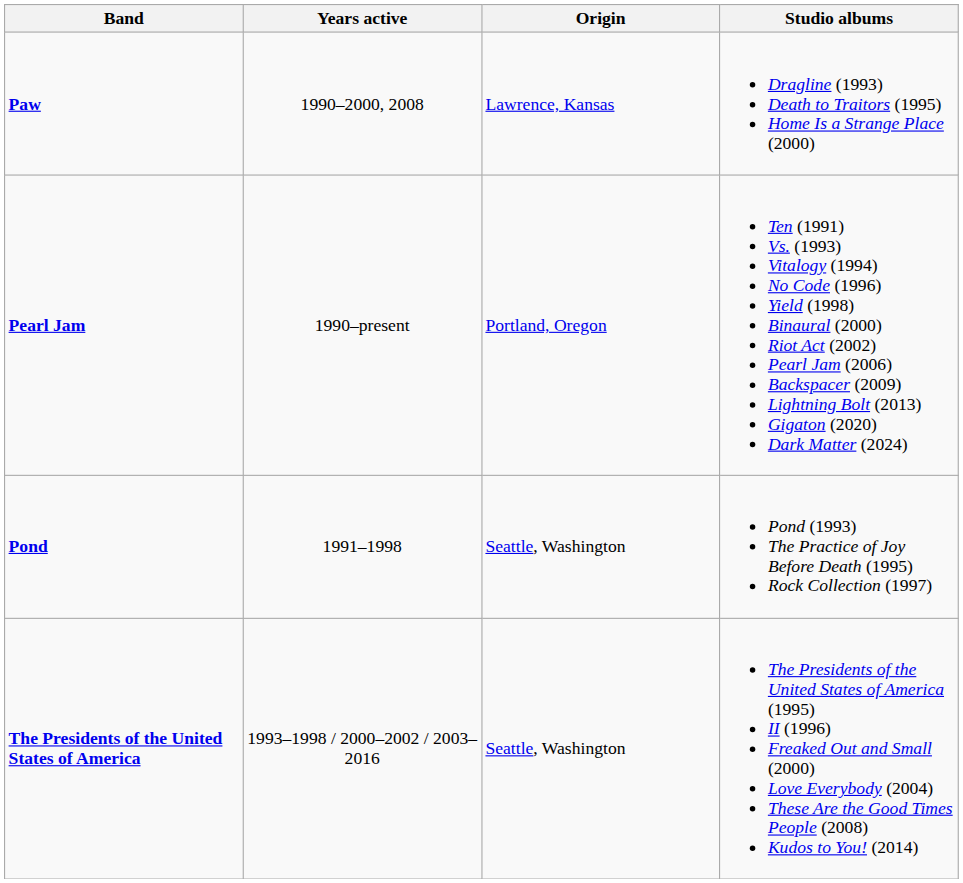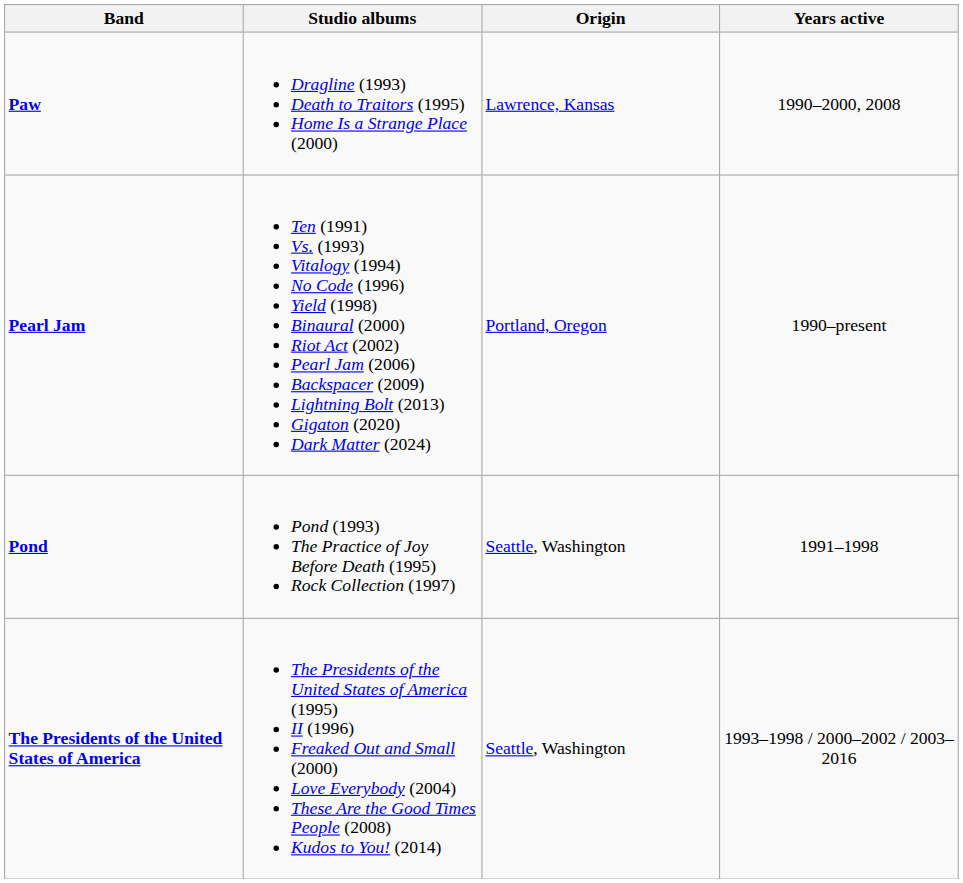columns swapped: (362, 18) <-> (839, 18)
